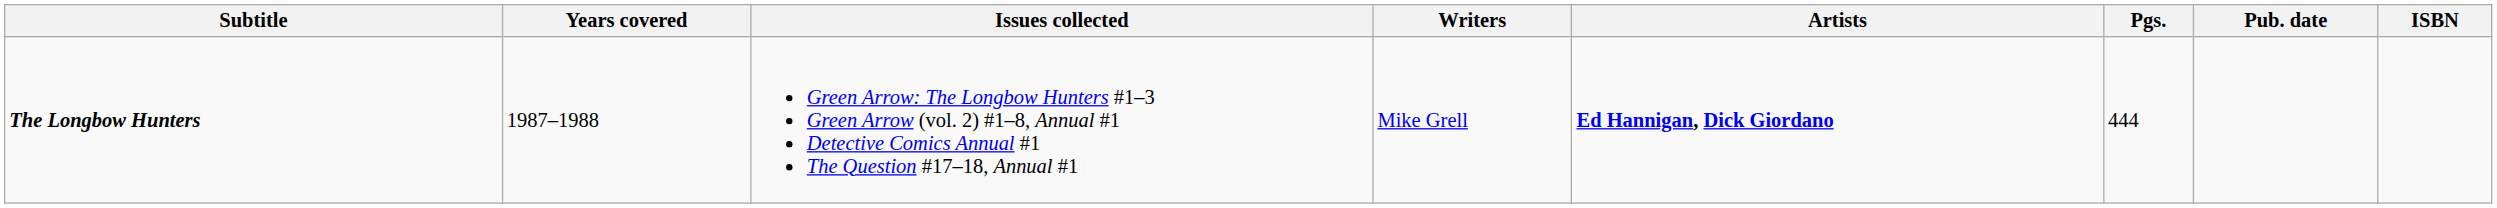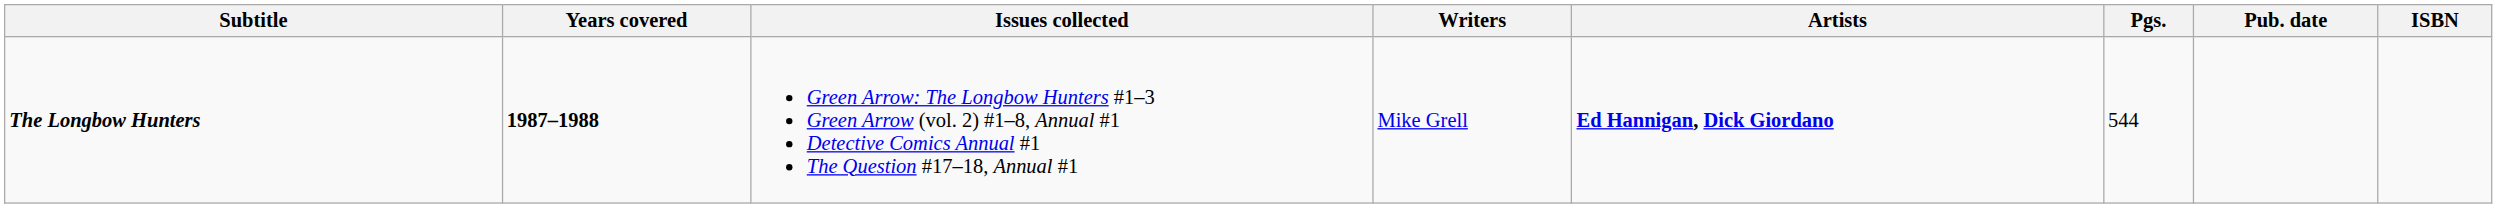(553, 119) normal -> (553, 119) bold
(2123, 119) 444 -> (2123, 119) 544
